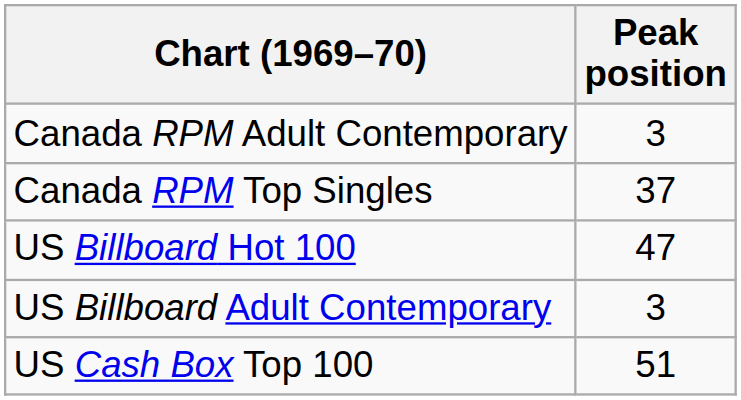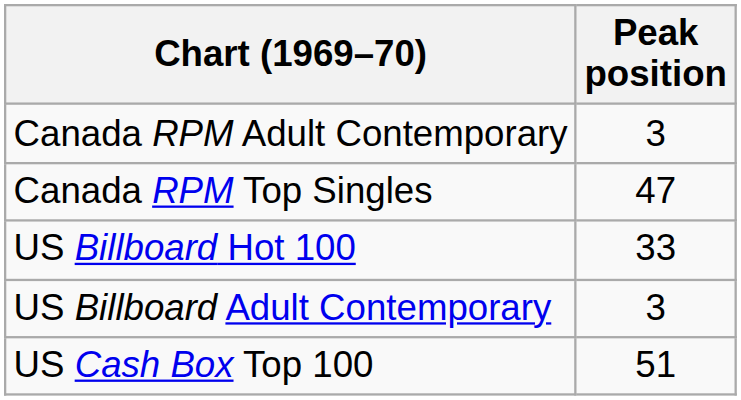(656, 190) 37 -> (656, 190) 47
(656, 249) 47 -> (656, 249) 33
